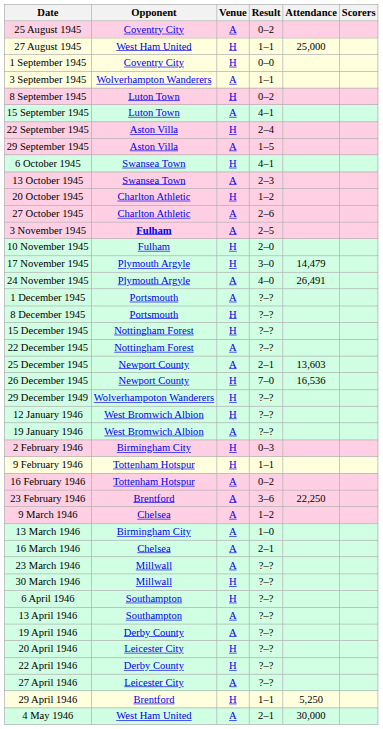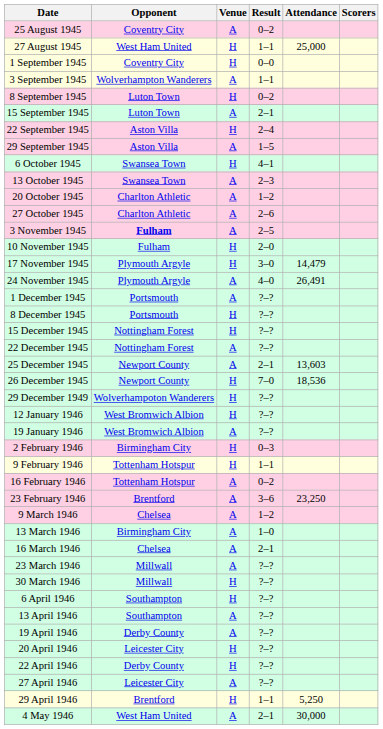(266, 113) 4–1 -> (266, 113) 2–1
(233, 197) H -> (233, 197) A
(311, 381) 16,536 -> (311, 381) 18,536
(311, 498) 22,250 -> (311, 498) 23,250
